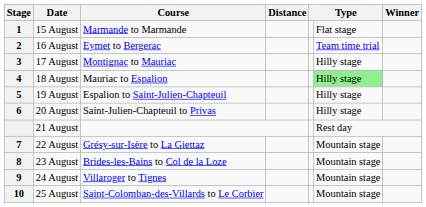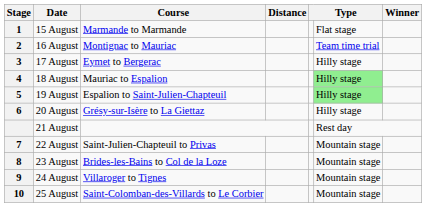(122, 45) Eymet to Bergerac -> (130, 45) Montignac to Mauriac
(130, 62) Montignac to Mauriac -> (122, 62) Eymet to Bergerac
(339, 95) no background -> (339, 95) lightgreen background
(149, 111) Saint-Julien-Chapteuil to Privas -> (144, 111) Grésy-sur-Isère to La Giettaz
(144, 144) Grésy-sur-Isère to La Giettaz -> (149, 144) Saint-Julien-Chapteuil to Privas
